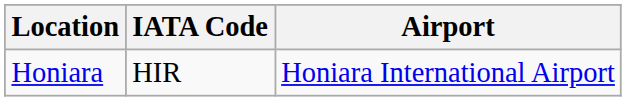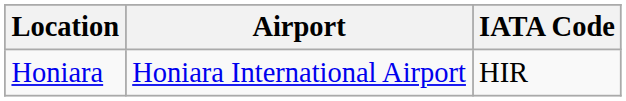columns swapped: (448, 27) <-> (200, 27)
